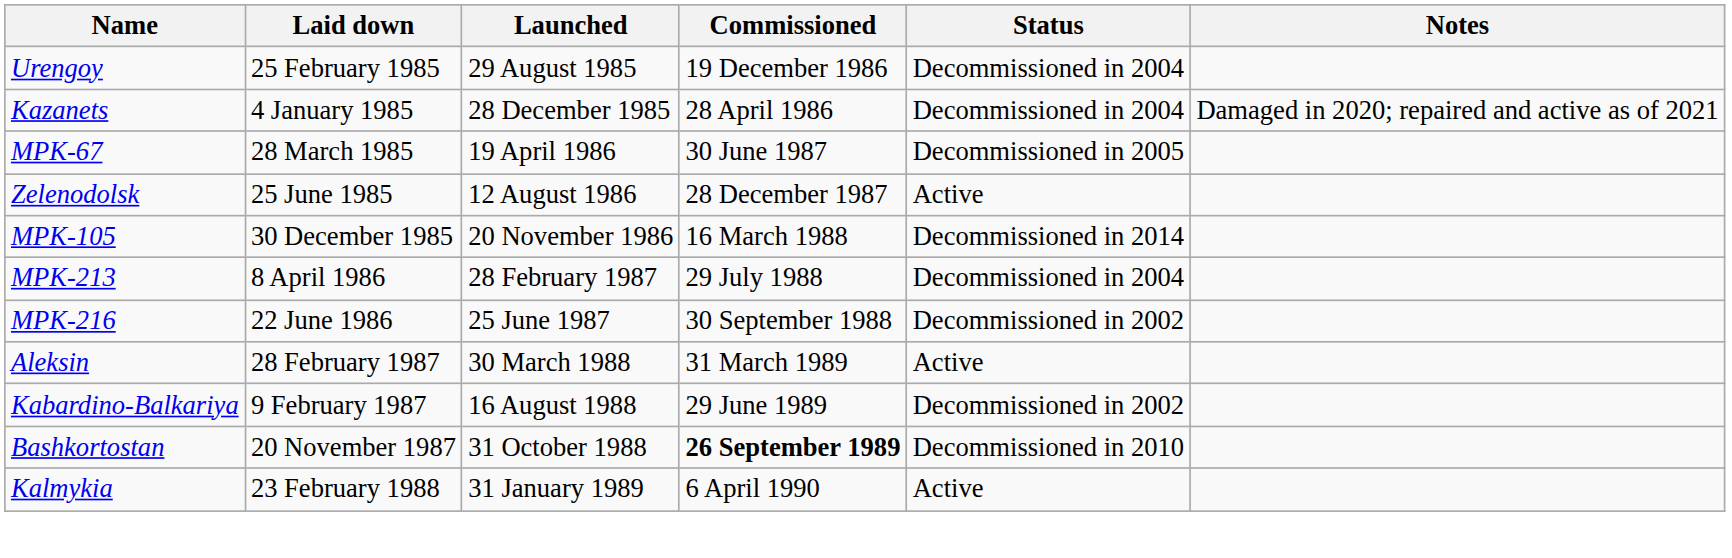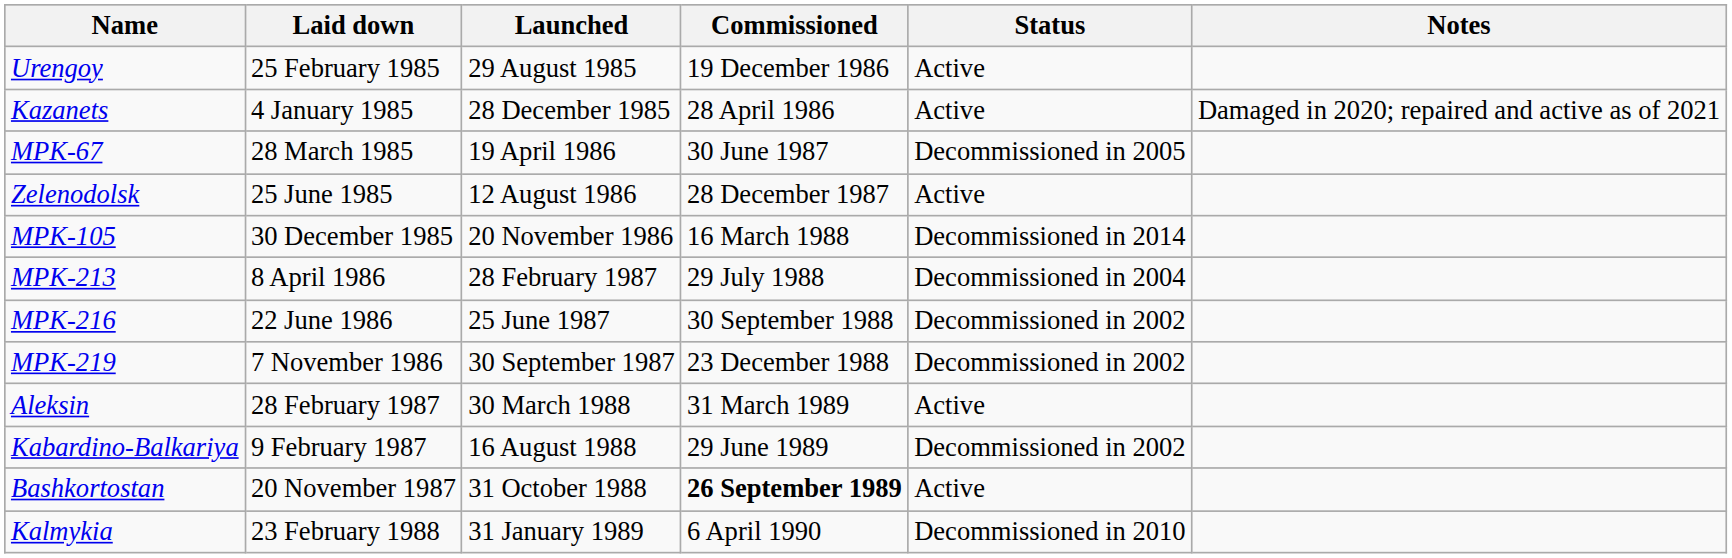(1048, 67) Decommissioned in 2004 -> (950, 67) Active
(1048, 109) Decommissioned in 2004 -> (950, 109) Active
+ row: (63, 362)
(1048, 446) Decommissioned in 2010 -> (950, 488) Active
(948, 488) Active -> (1050, 531) Decommissioned in 2010
